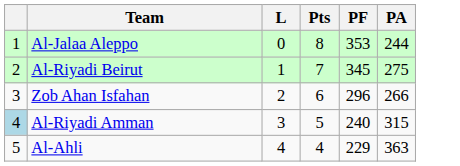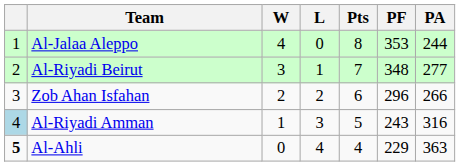+ column: (281, 17)
(358, 69) 345 -> (396, 69) 348
(396, 69) 275 -> (435, 69) 277
(358, 122) 240 -> (396, 122) 243
(396, 122) 315 -> (435, 122) 316
(16, 148) normal -> (16, 148) bold
